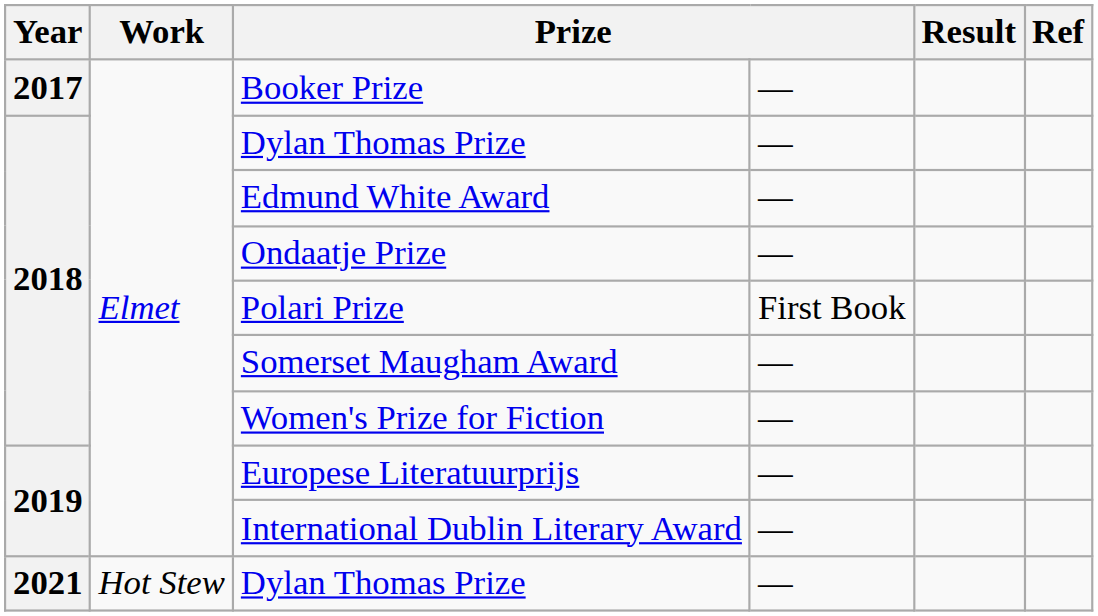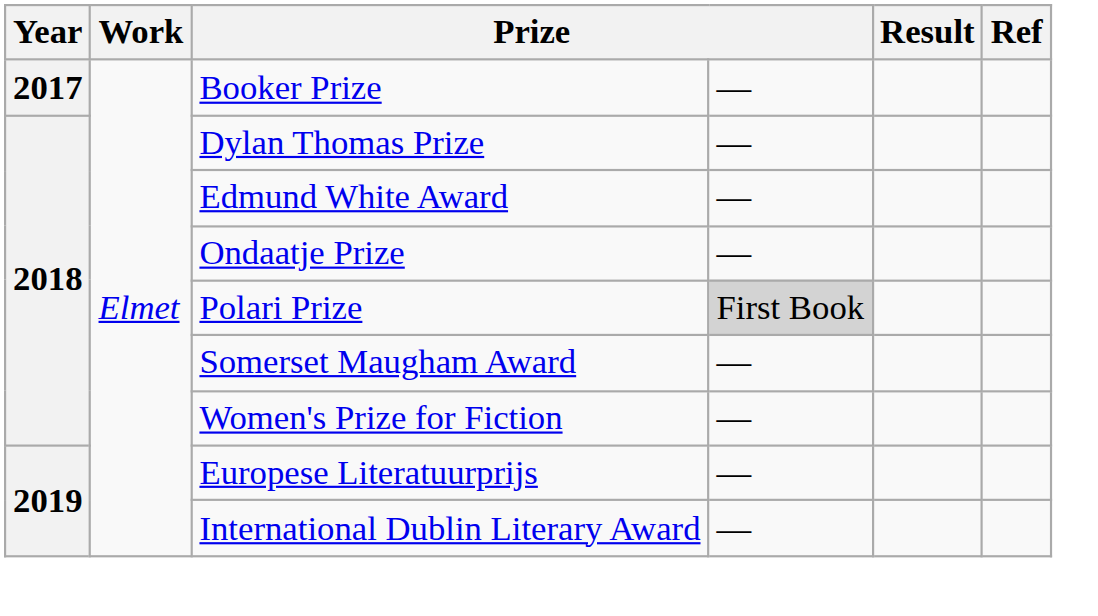(832, 307) no background -> (790, 307) lightgrey background
- row: (48, 582)
